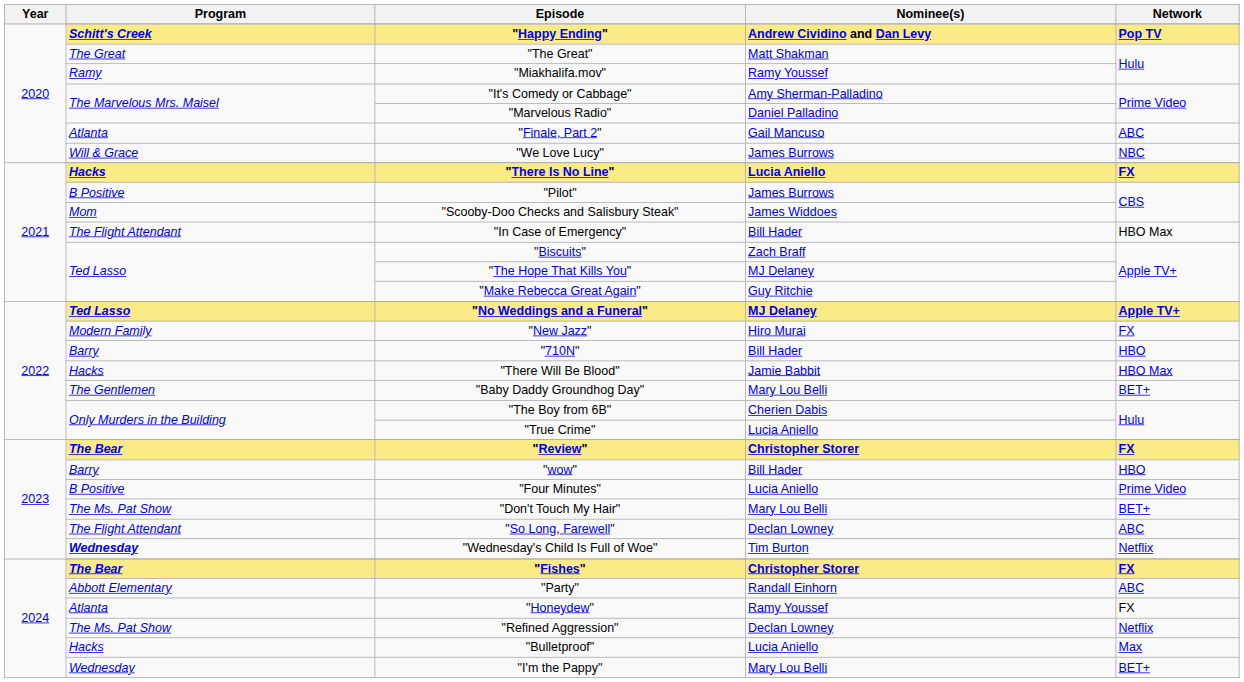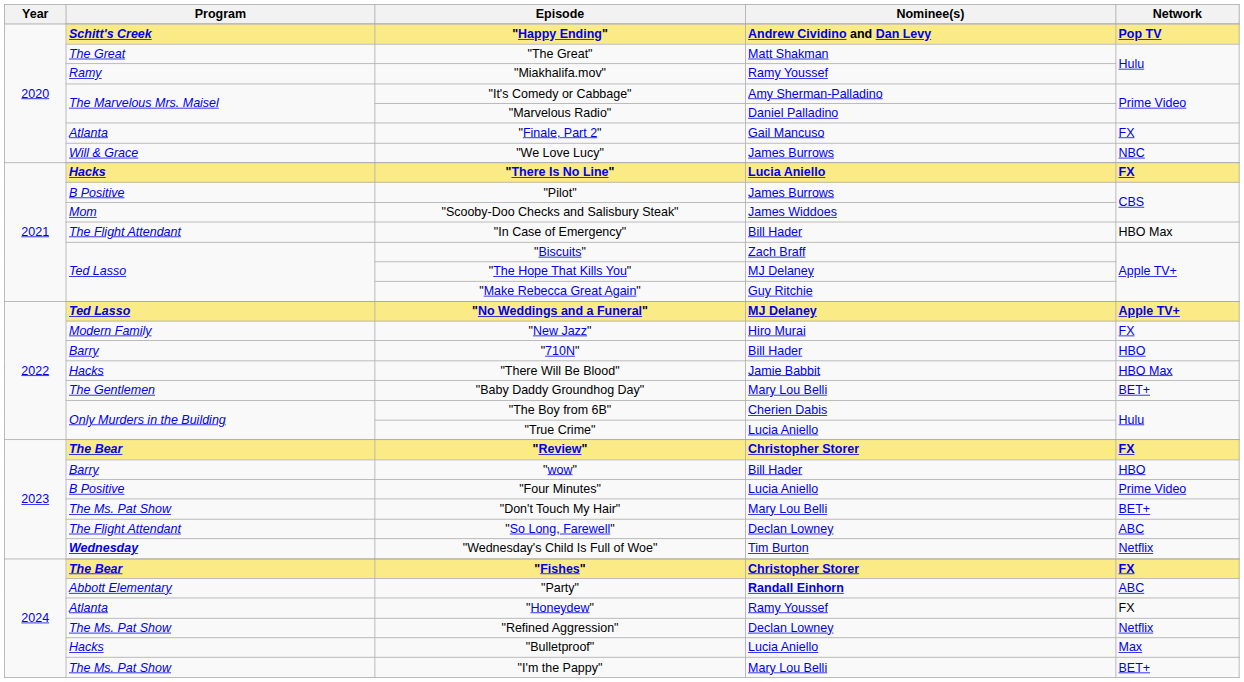(1131, 133) ABC -> (1126, 133) FX
(793, 588) normal -> (796, 588) bold
(102, 667) Wednesday -> (120, 667) The Ms. Pat Show
